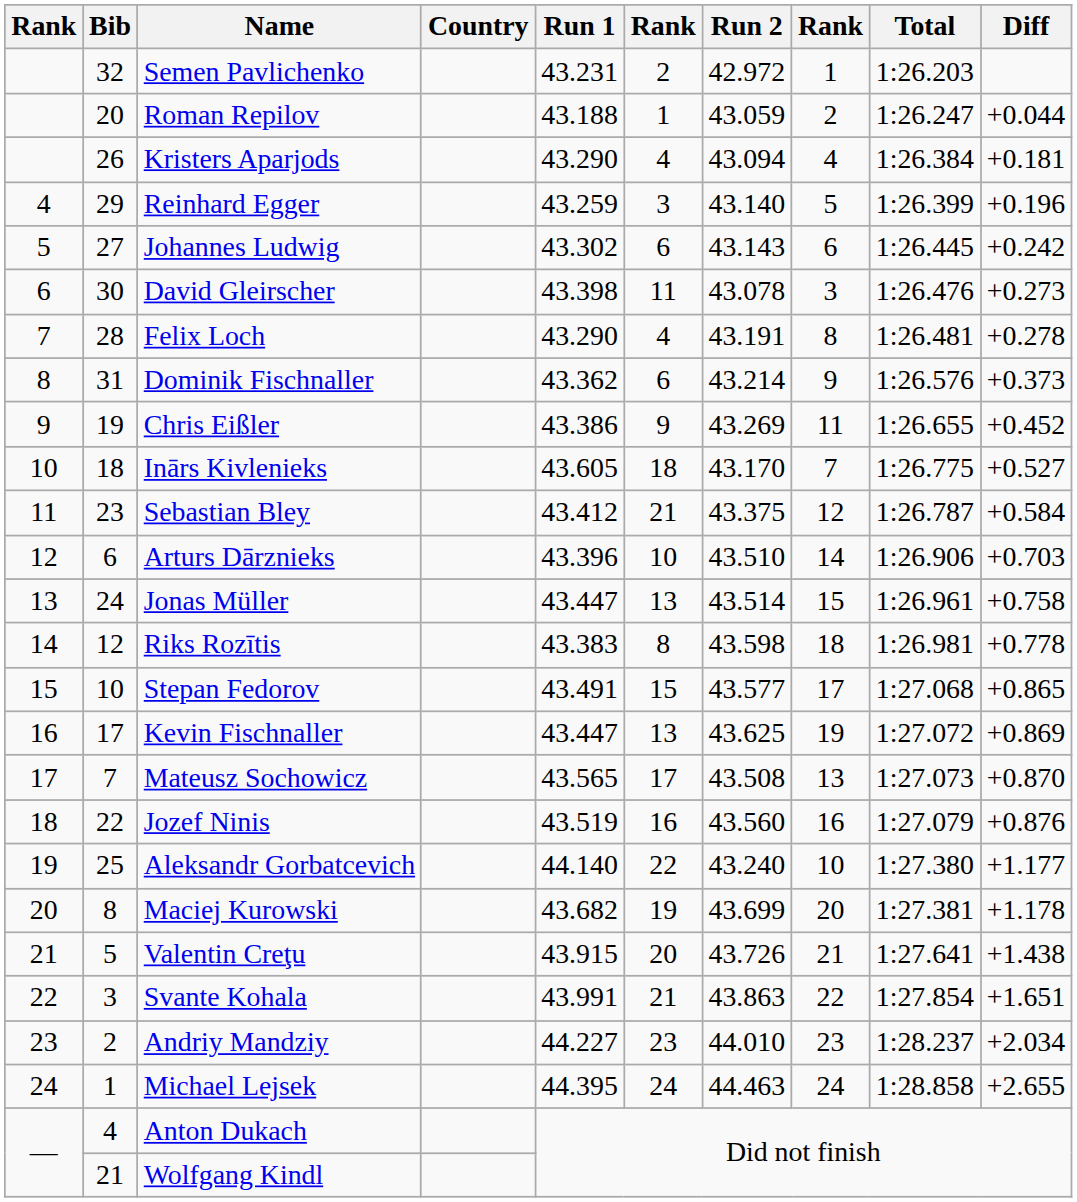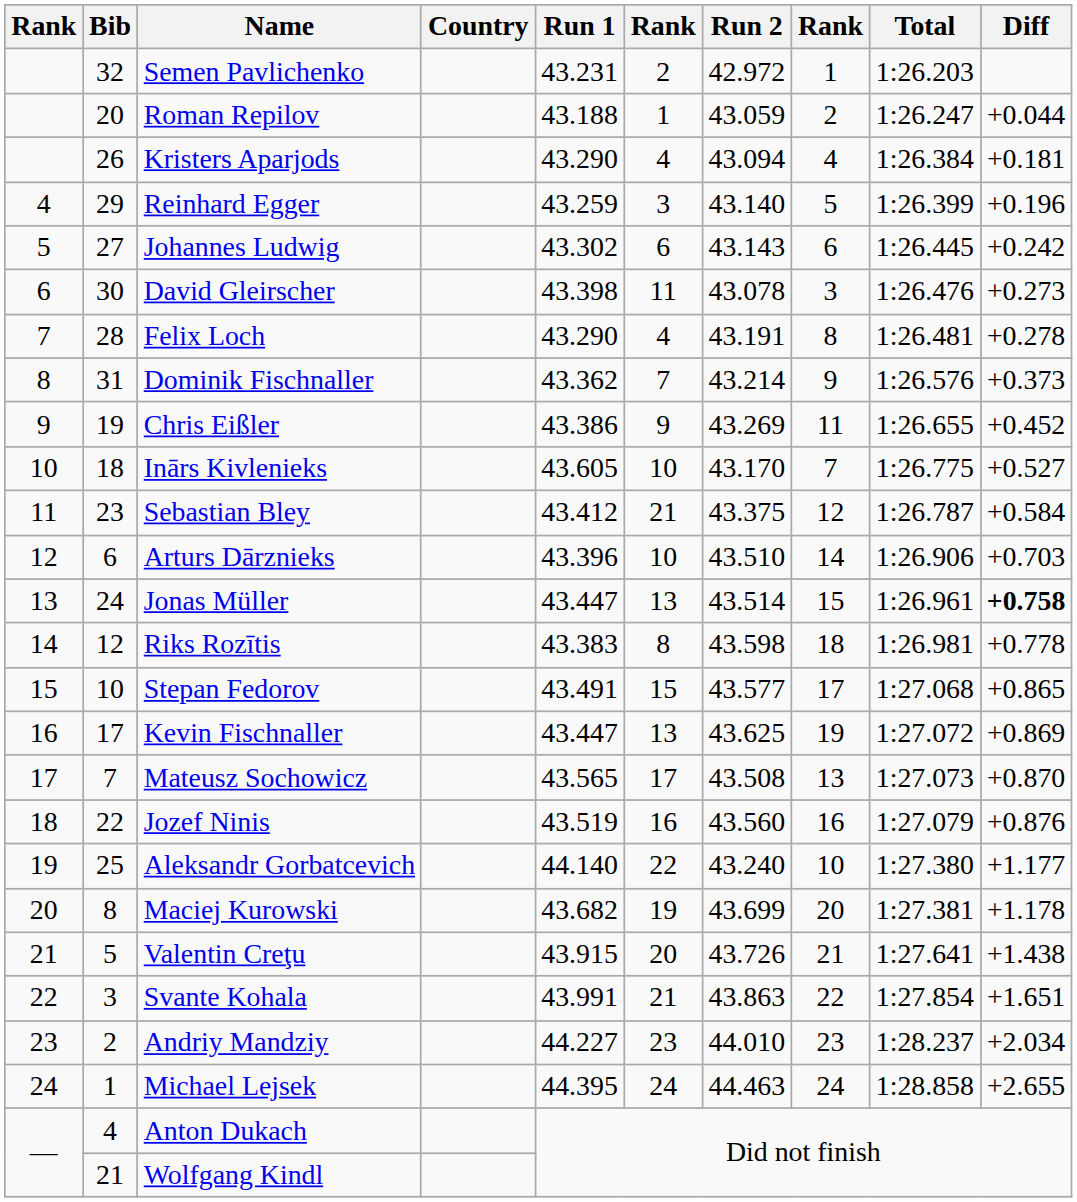(663, 379) 6 -> (663, 379) 7
(663, 468) 18 -> (663, 468) 10
(1026, 600) normal -> (1026, 600) bold
